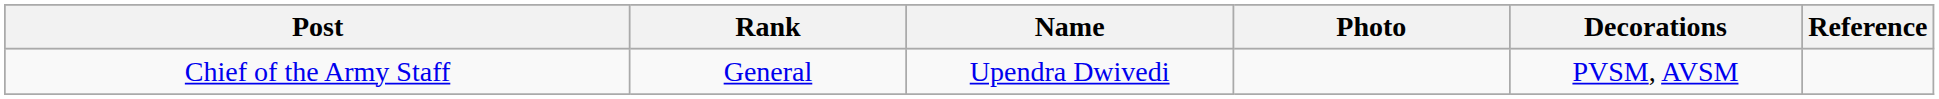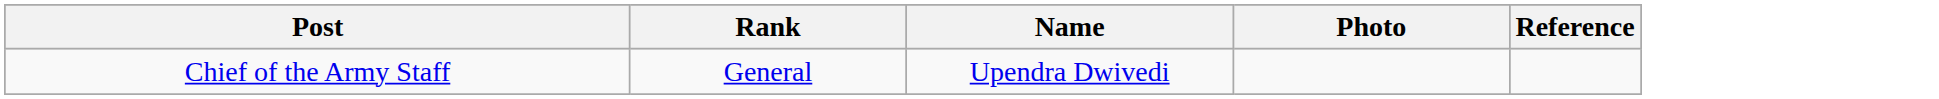- column: (1655, 26)
